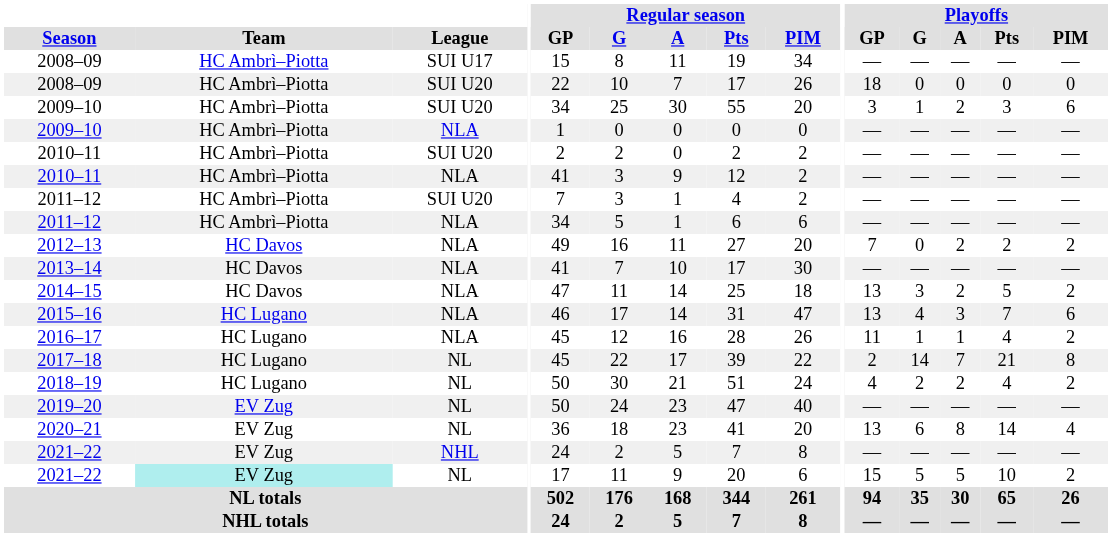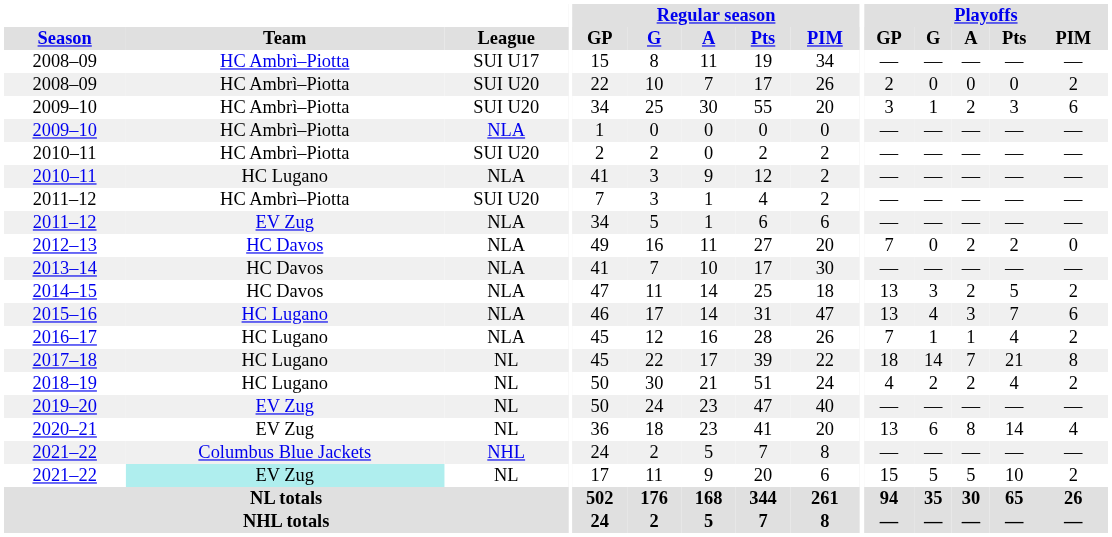(872, 84) 18 -> (889, 84) 2
(1071, 84) 0 -> (1073, 84) 2
(264, 176) HC Ambrì–Piotta -> (285, 176) HC Lugano
(264, 222) HC Ambrì–Piotta -> (285, 222) EV Zug
(1071, 245) 2 -> (1073, 245) 0
(872, 337) 11 -> (889, 337) 7
(872, 360) 2 -> (889, 360) 18
(264, 452) EV Zug -> (285, 452) Columbus Blue Jackets
